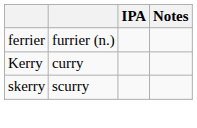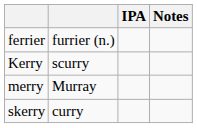(68, 63) curry -> (71, 63) scurry
+ row: (26, 87)
(71, 87) scurry -> (68, 110) curry
